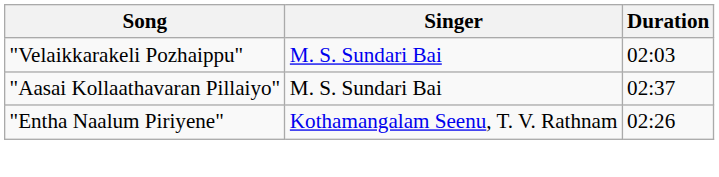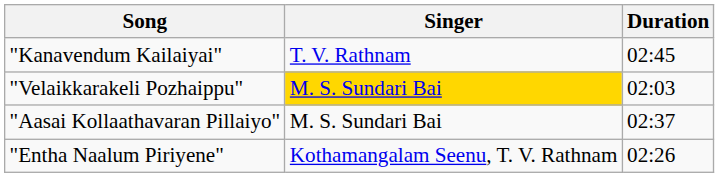+ row: (116, 54)
(366, 54) no background -> (366, 88) gold background
